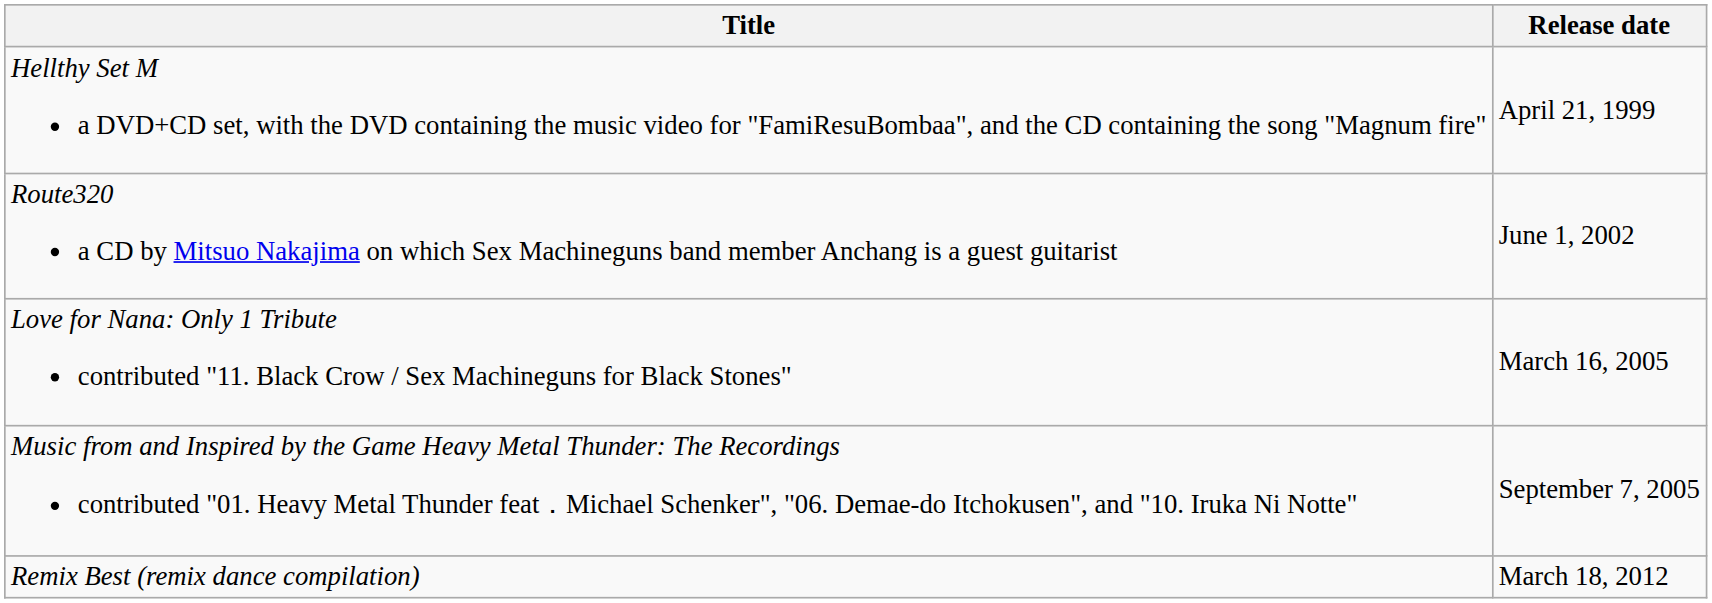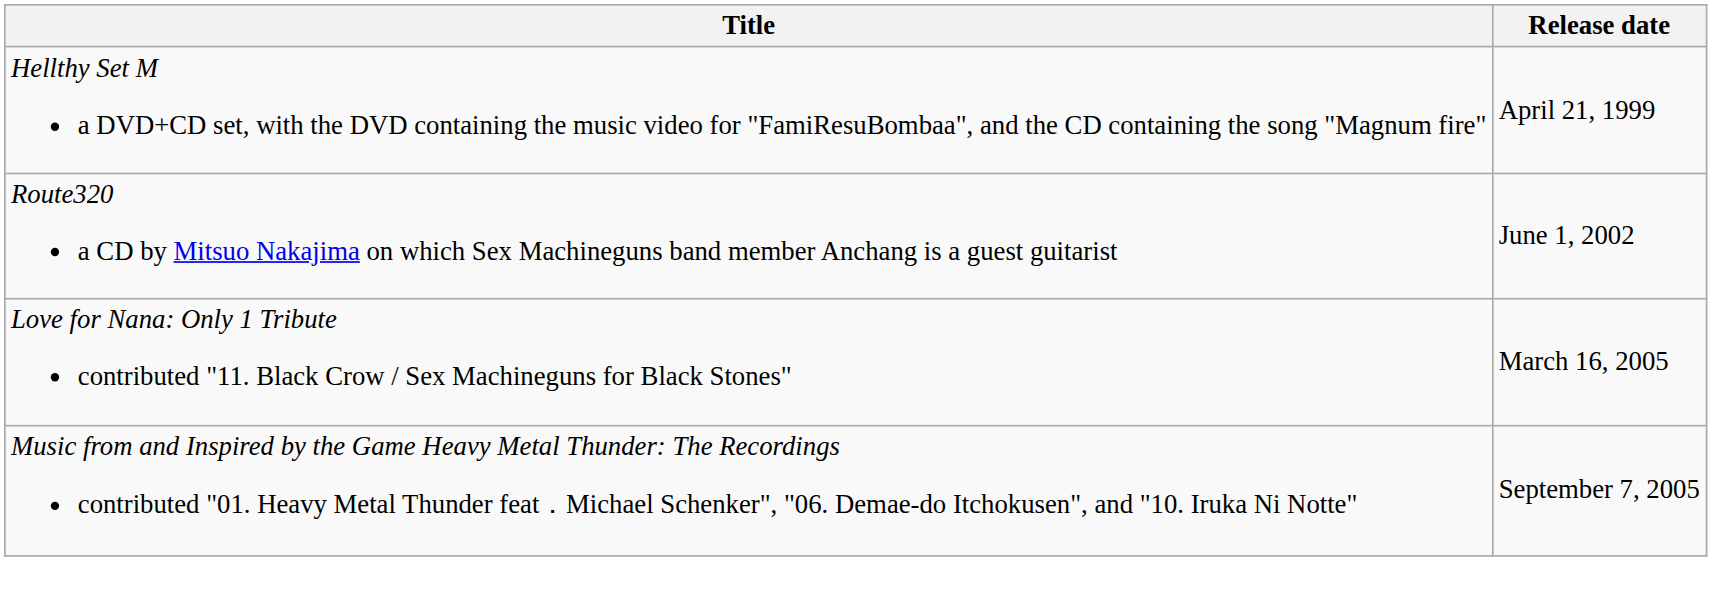- row: (215, 576)
